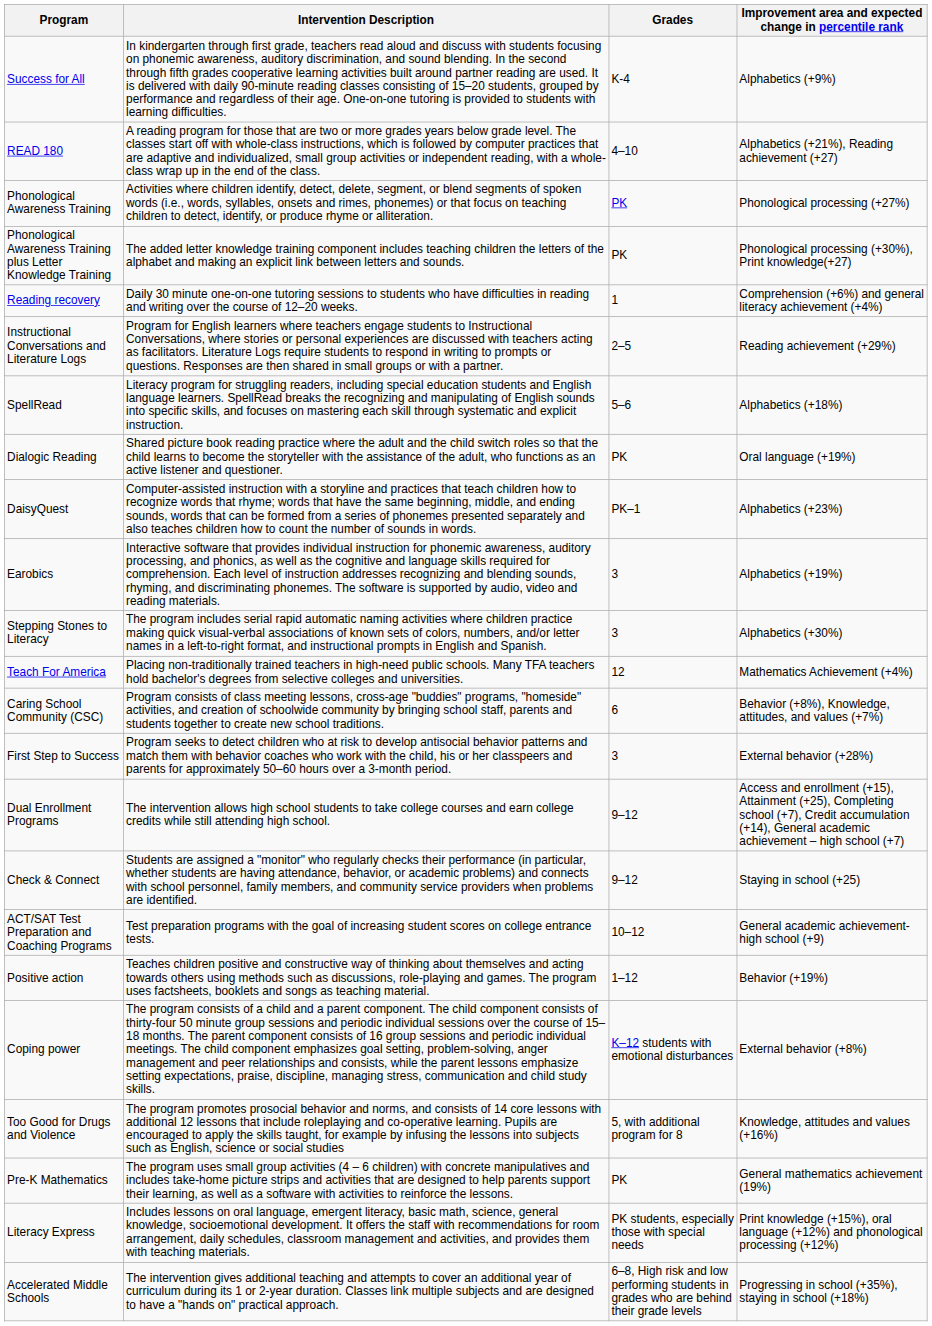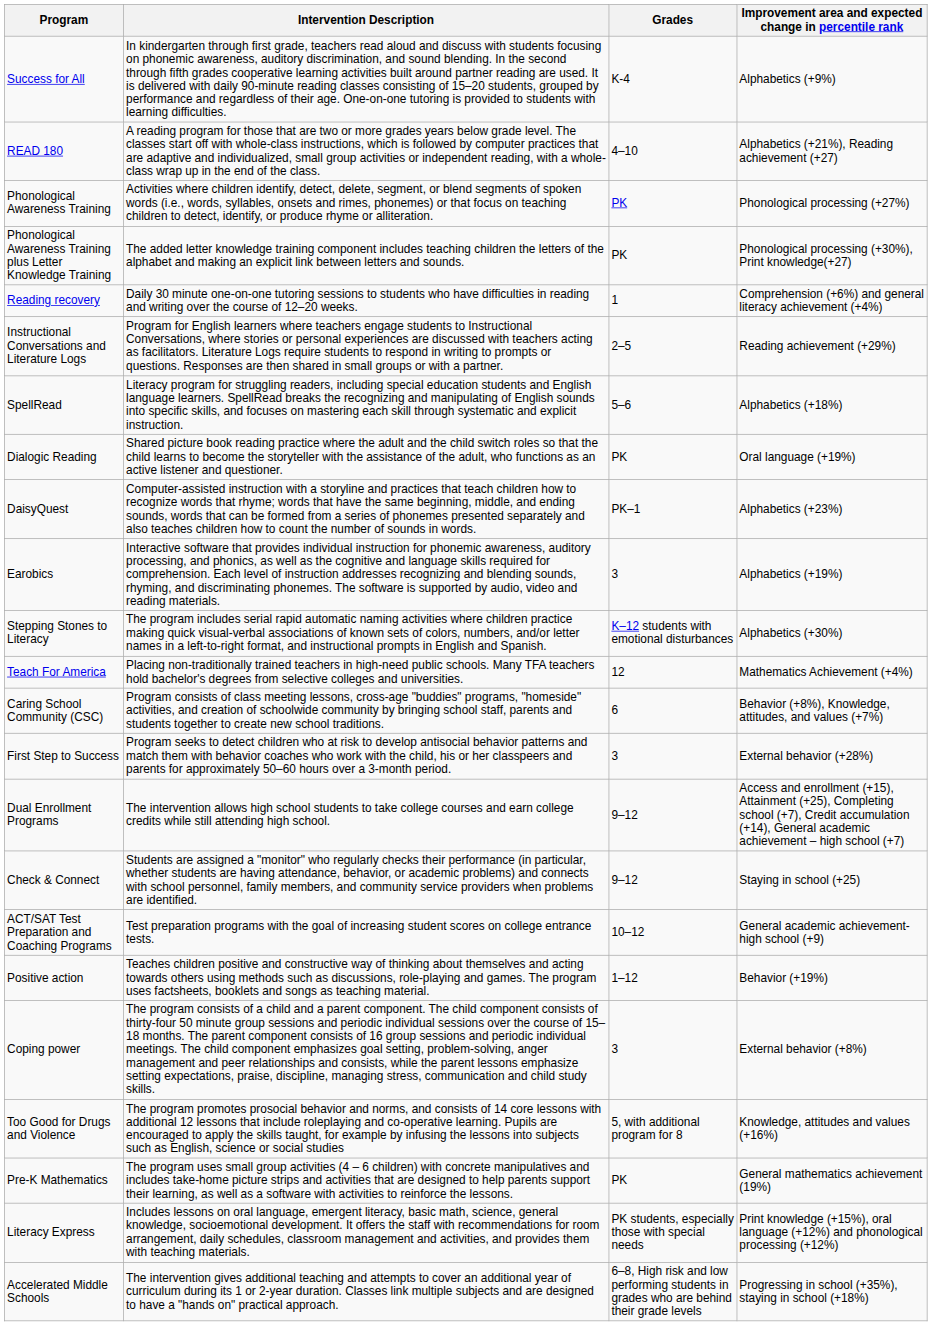(615, 633) 3 -> (672, 633) K–12 students with emotional disturbances
(672, 1049) K–12 students with emotional disturbances -> (615, 1049) 3
